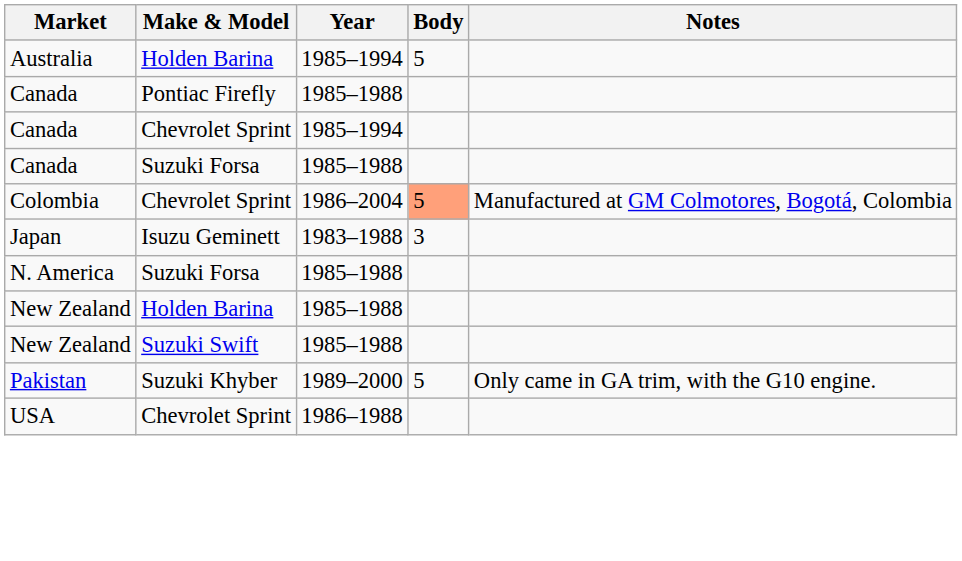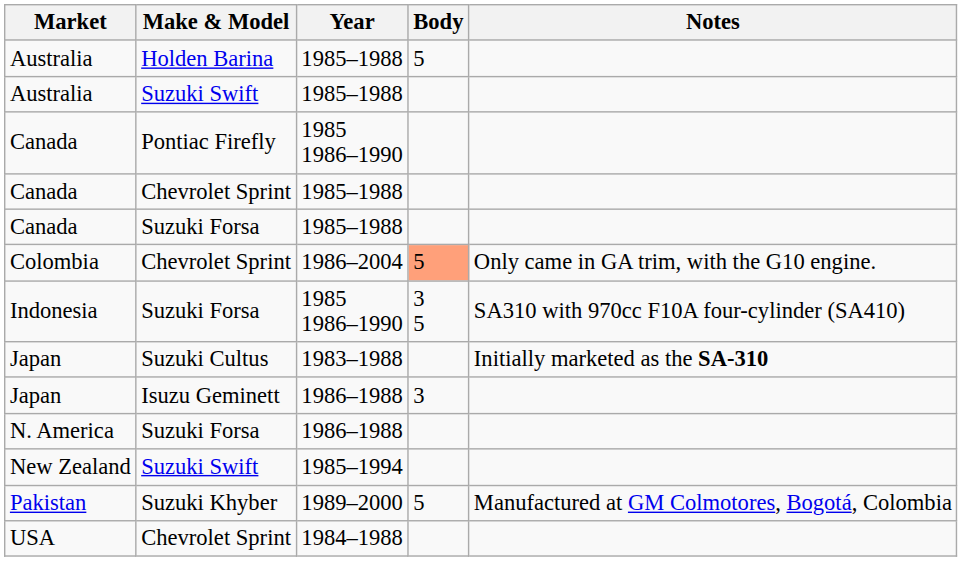(352, 58) 1985–1994 -> (352, 58) 1985–1988
+ row: (51, 93)
(352, 93) 1985–1988 -> (352, 142) 1985 1986–1990
(352, 129) 1985–1994 -> (352, 190) 1985–1988
(713, 201) Manufactured at GM Colmotores, Bogotá, Colombia -> (675, 262) Only came in GA trim, with the G10 engine.
+ row: (54, 310)
+ row: (36, 359)
(352, 237) 1983–1988 -> (352, 395) 1986–1988
(352, 272) 1985–1988 -> (352, 430) 1986–1988
- row: (70, 308)
(352, 344) 1985–1988 -> (352, 466) 1985–1994
(675, 380) Only came in GA trim, with the G10 engine. -> (713, 502) Manufactured at GM Colmotores, Bogotá, Colombia
(352, 415) 1986–1988 -> (352, 538) 1984–1988
